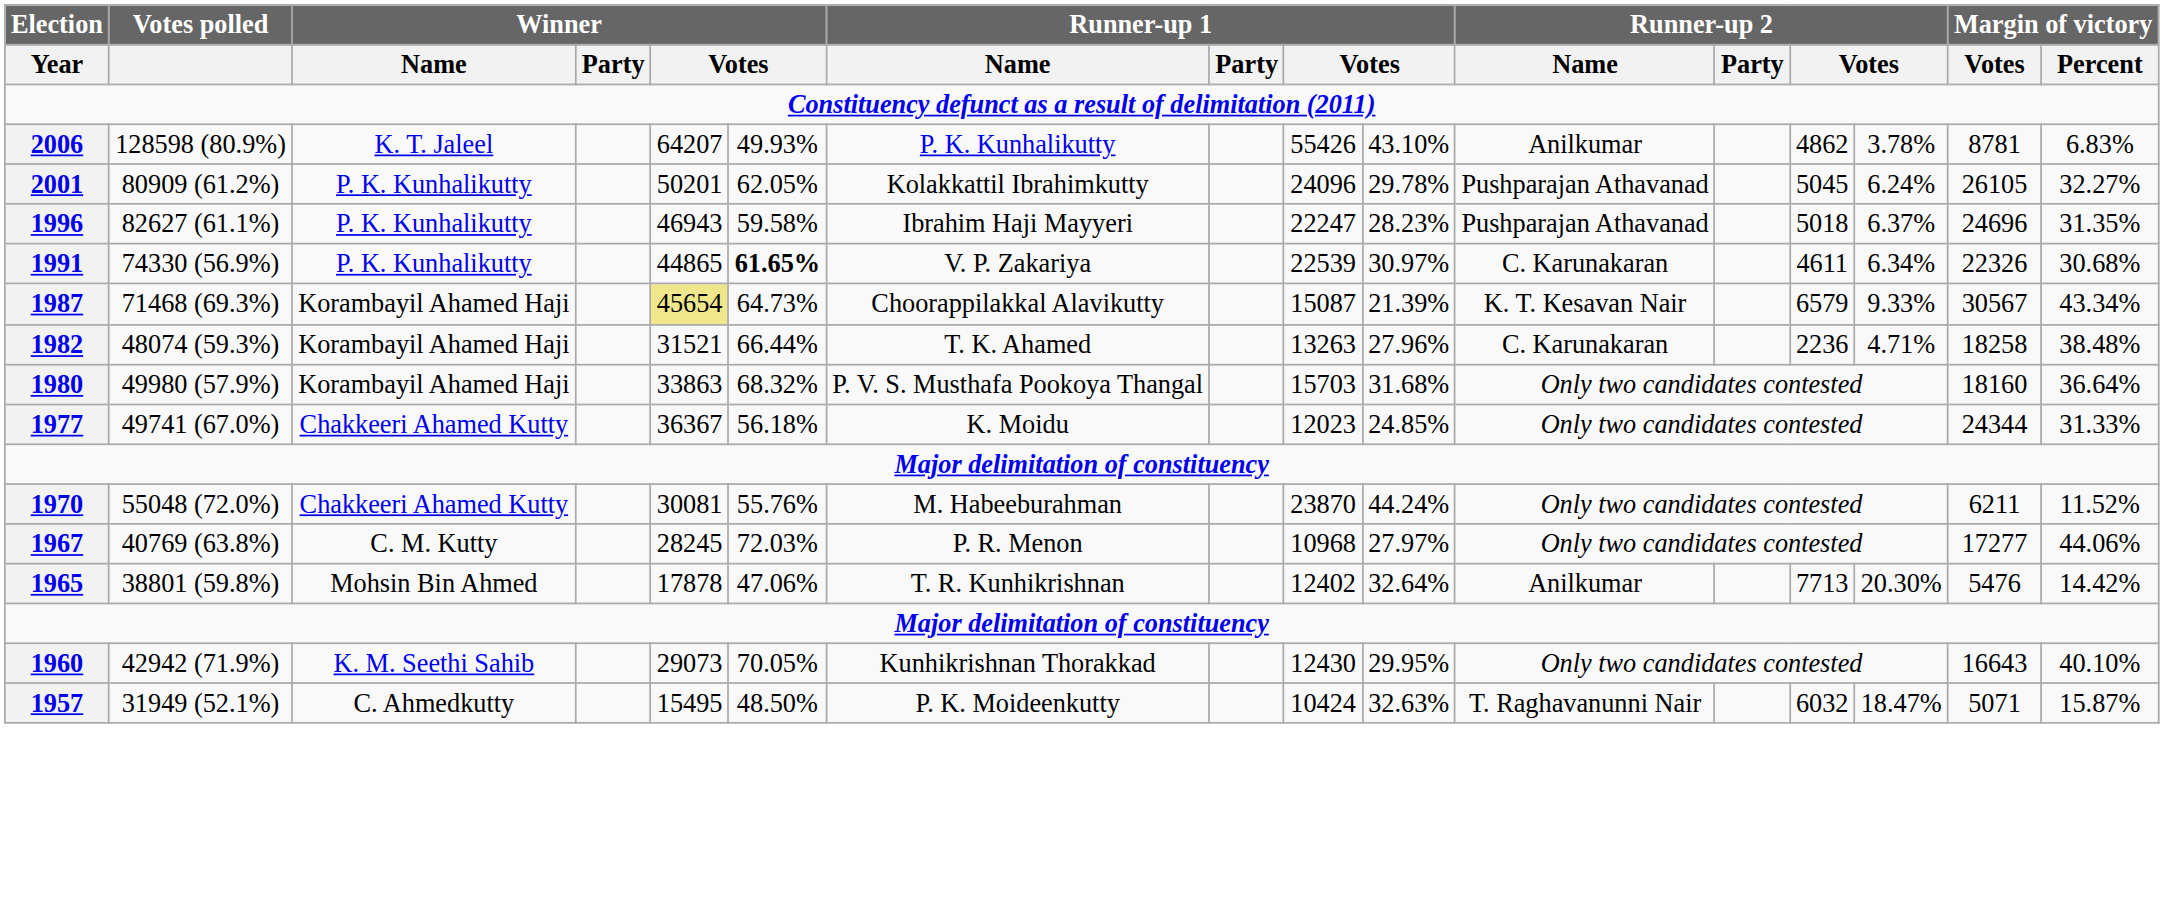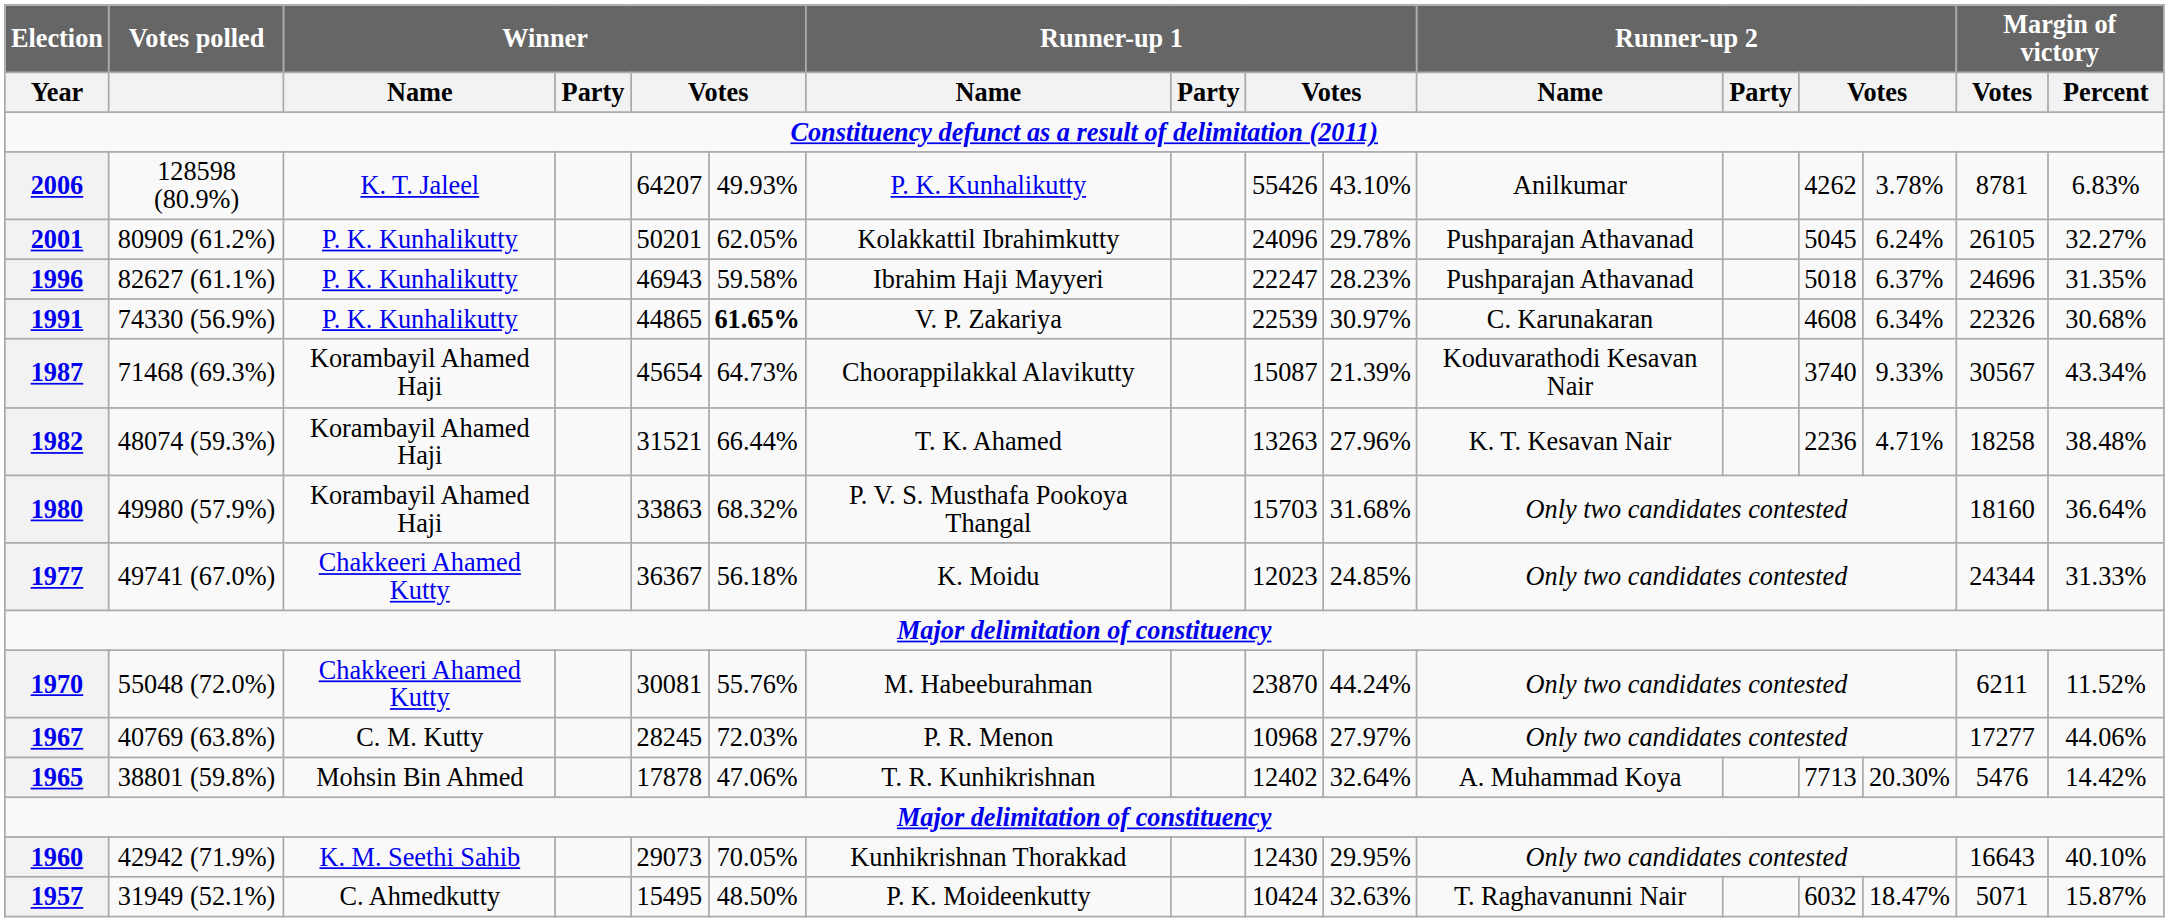(1822, 144) 4862 -> (1830, 185) 4262
(1822, 264) 4611 -> (1830, 319) 4608
(690, 303) khaki background -> (669, 373) no background
(1585, 303) K. T. Kesavan Nair -> (1570, 373) Koduvarathodi Kesavan Nair
(1822, 303) 6579 -> (1830, 373) 3740
(1585, 343) C. Karunakaran -> (1570, 440) K. T. Kesavan Nair
(1585, 583) Anilkumar -> (1570, 776) A. Muhammad Koya
